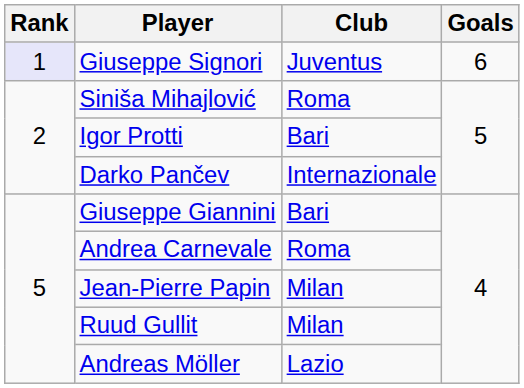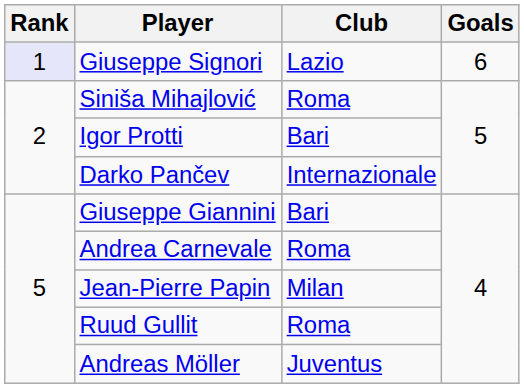(334, 61) Juventus -> (315, 61) Lazio
(315, 325) Milan -> (318, 325) Roma
(315, 363) Lazio -> (334, 363) Juventus
